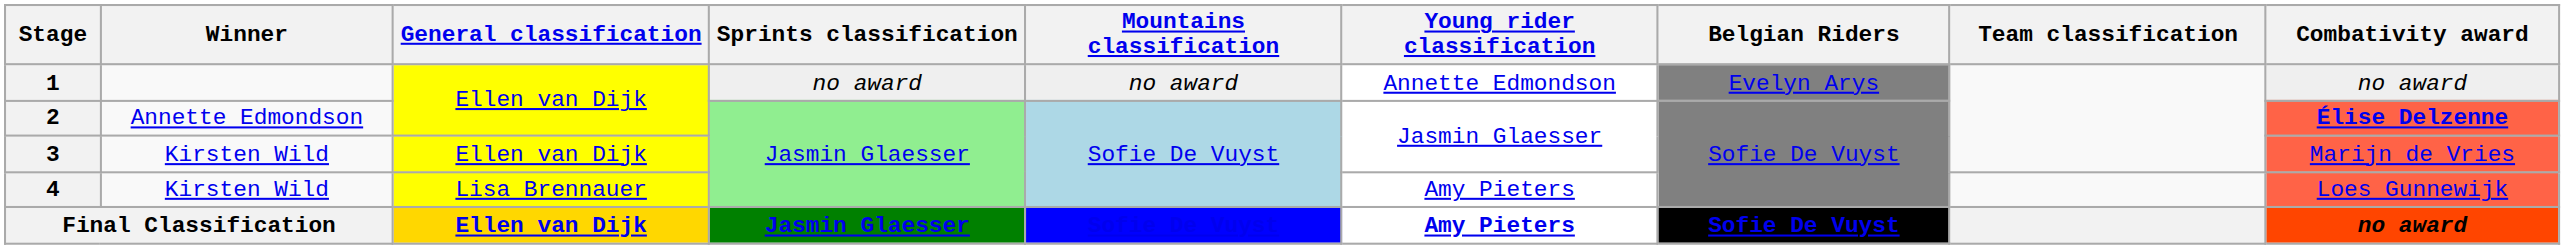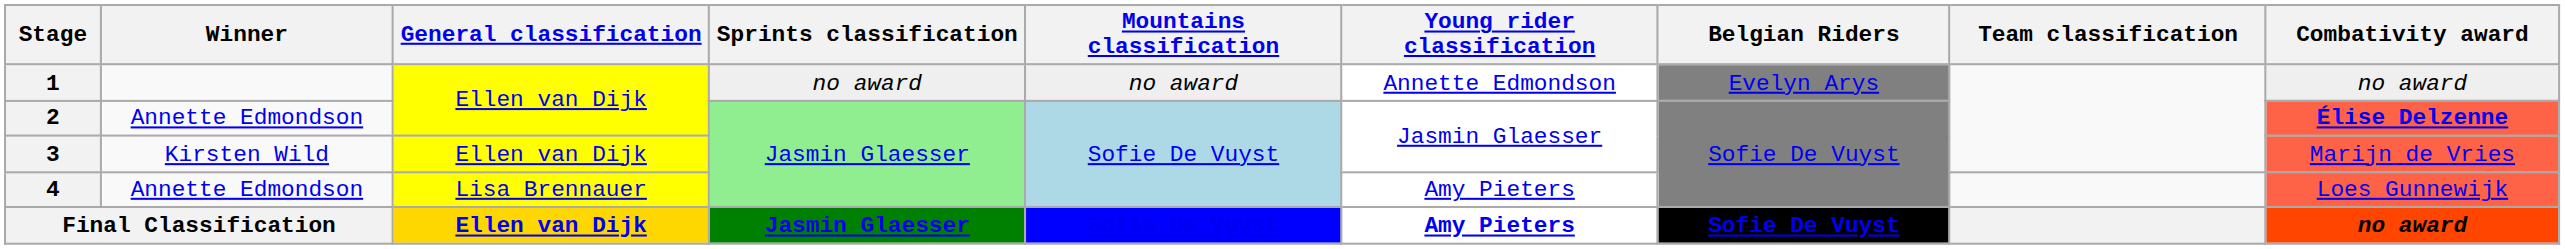(247, 190) Kirsten Wild -> (247, 190) Annette Edmondson
